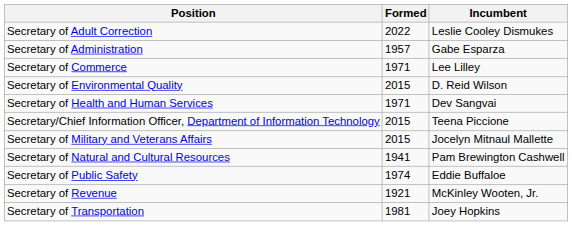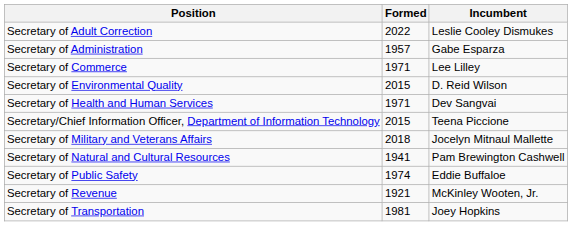(398, 139) 2015 -> (398, 139) 2018
